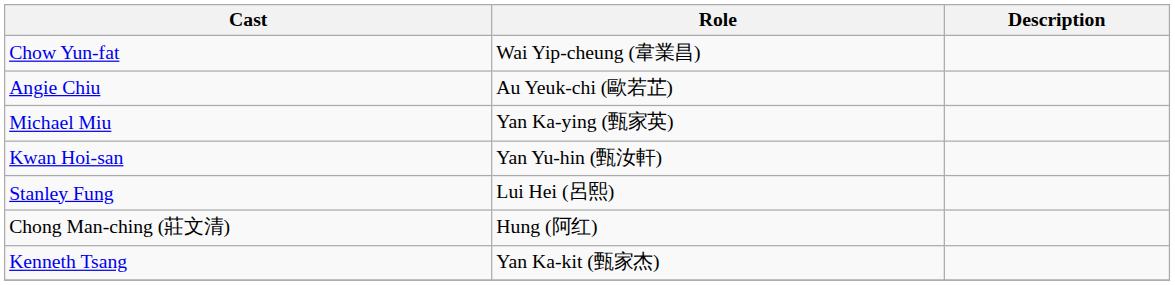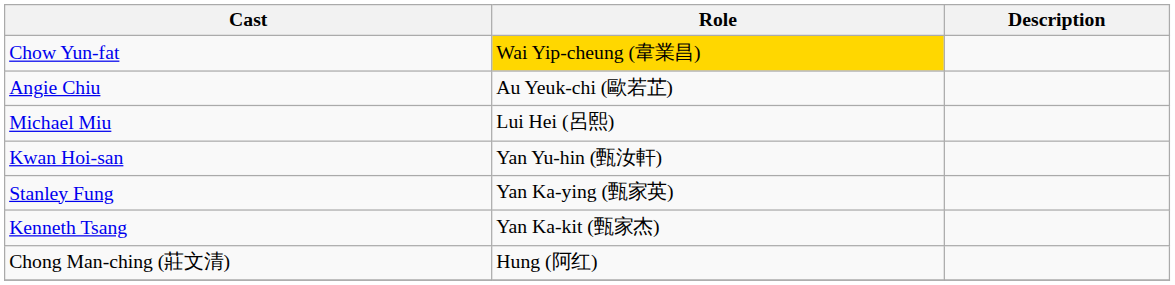(599, 52) no background -> (599, 52) gold background
(585, 122) Yan Ka-ying (甄家英) -> (555, 122) Lui Hei (呂熙)
(555, 192) Lui Hei (呂熙) -> (585, 192) Yan Ka-ying (甄家英)
rows swapped: (68, 262) <-> (120, 227)
